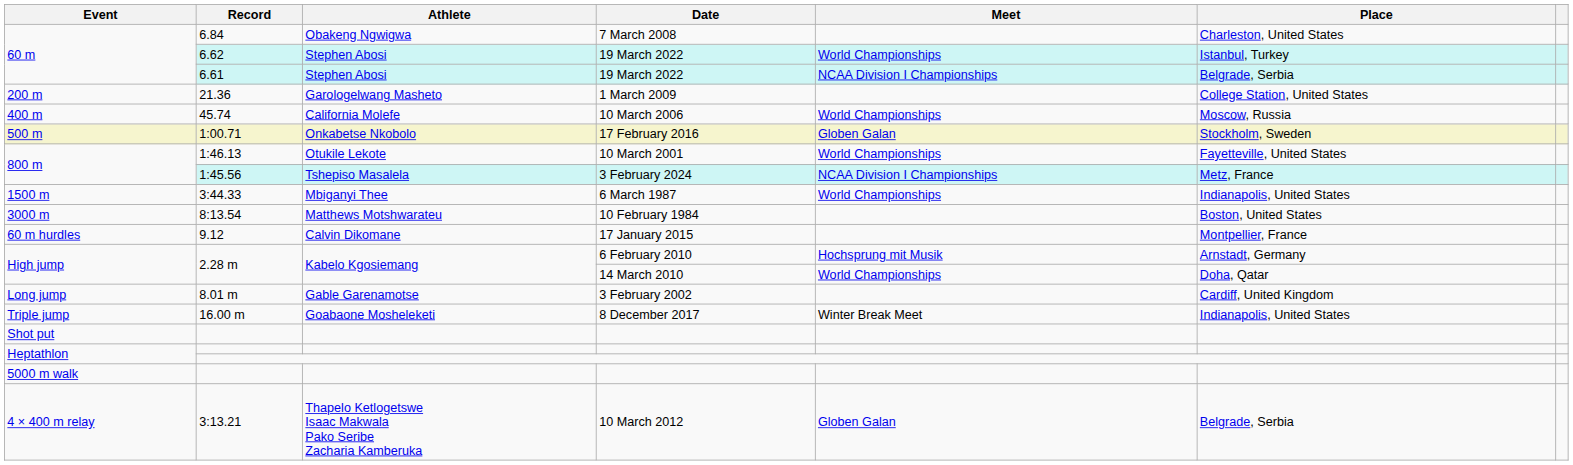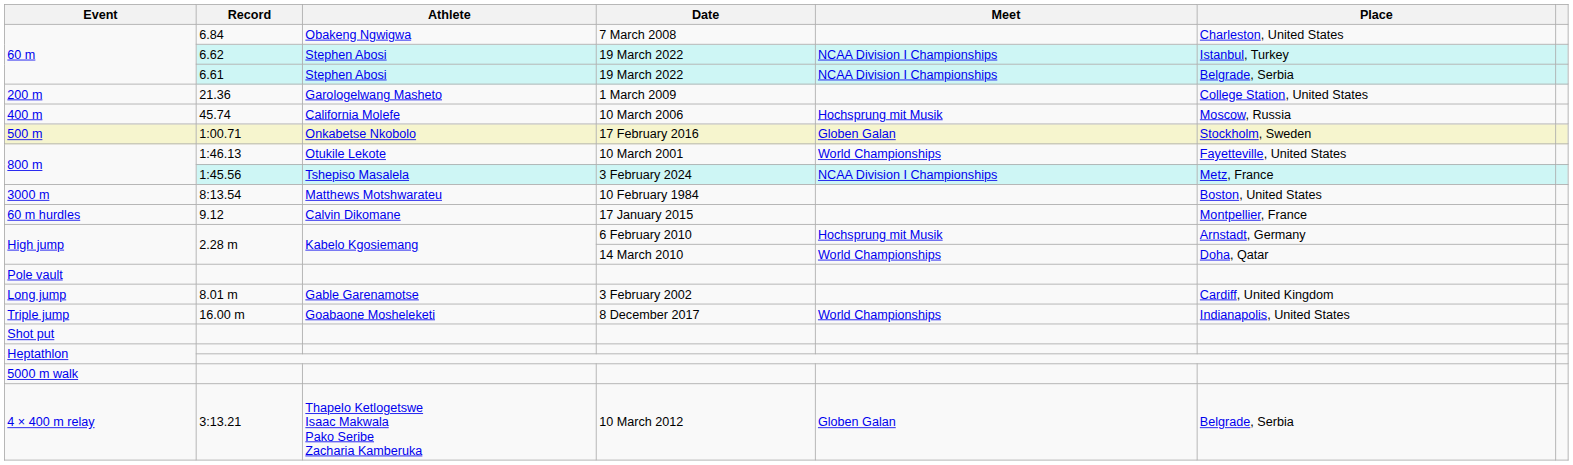(879, 55) World Championships -> (908, 55) NCAA Division I Championships
(879, 114) World Championships -> (880, 114) Hochsprung mit Musik
- row: (28, 194)
+ row: (35, 274)
(870, 314) Winter Break Meet -> (879, 314) World Championships
